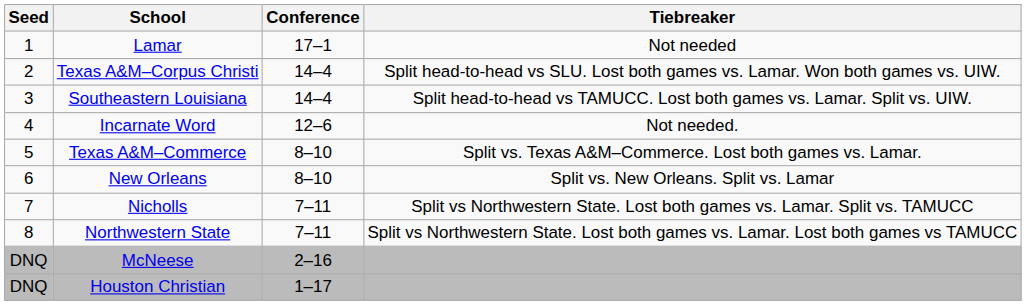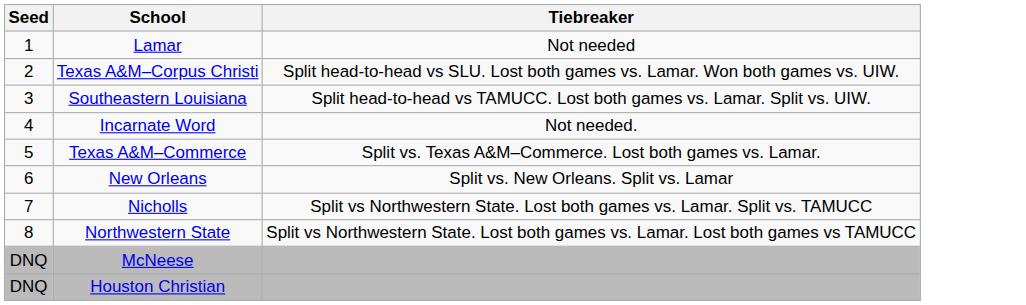- column: (313, 17)
